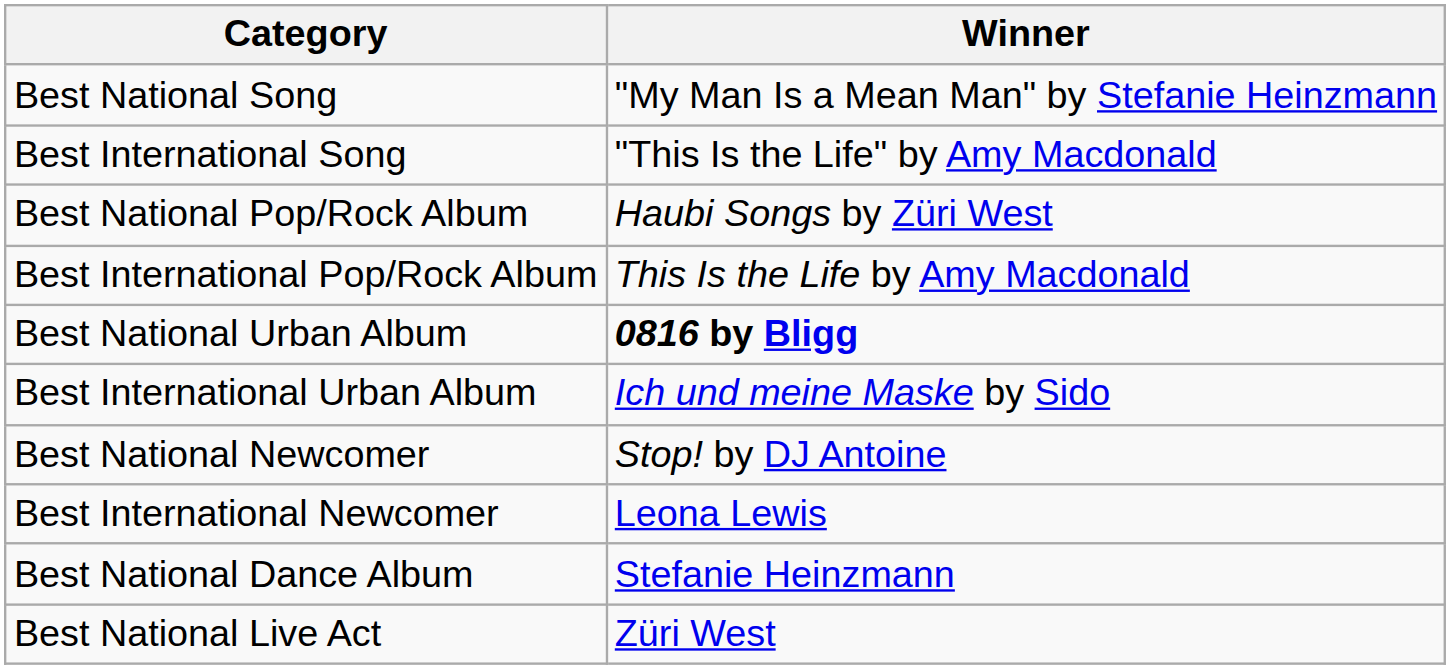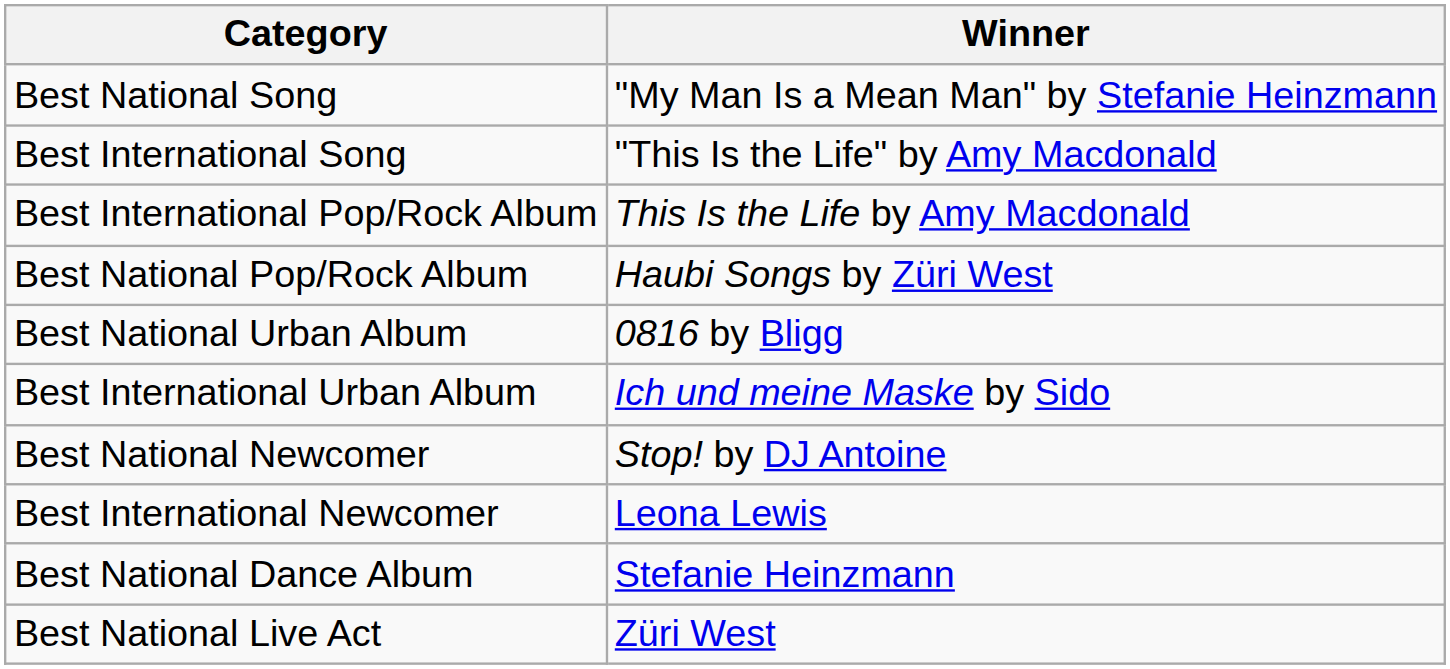rows swapped: (271, 214) <-> (306, 273)
(737, 333) bold -> (729, 333) normal
